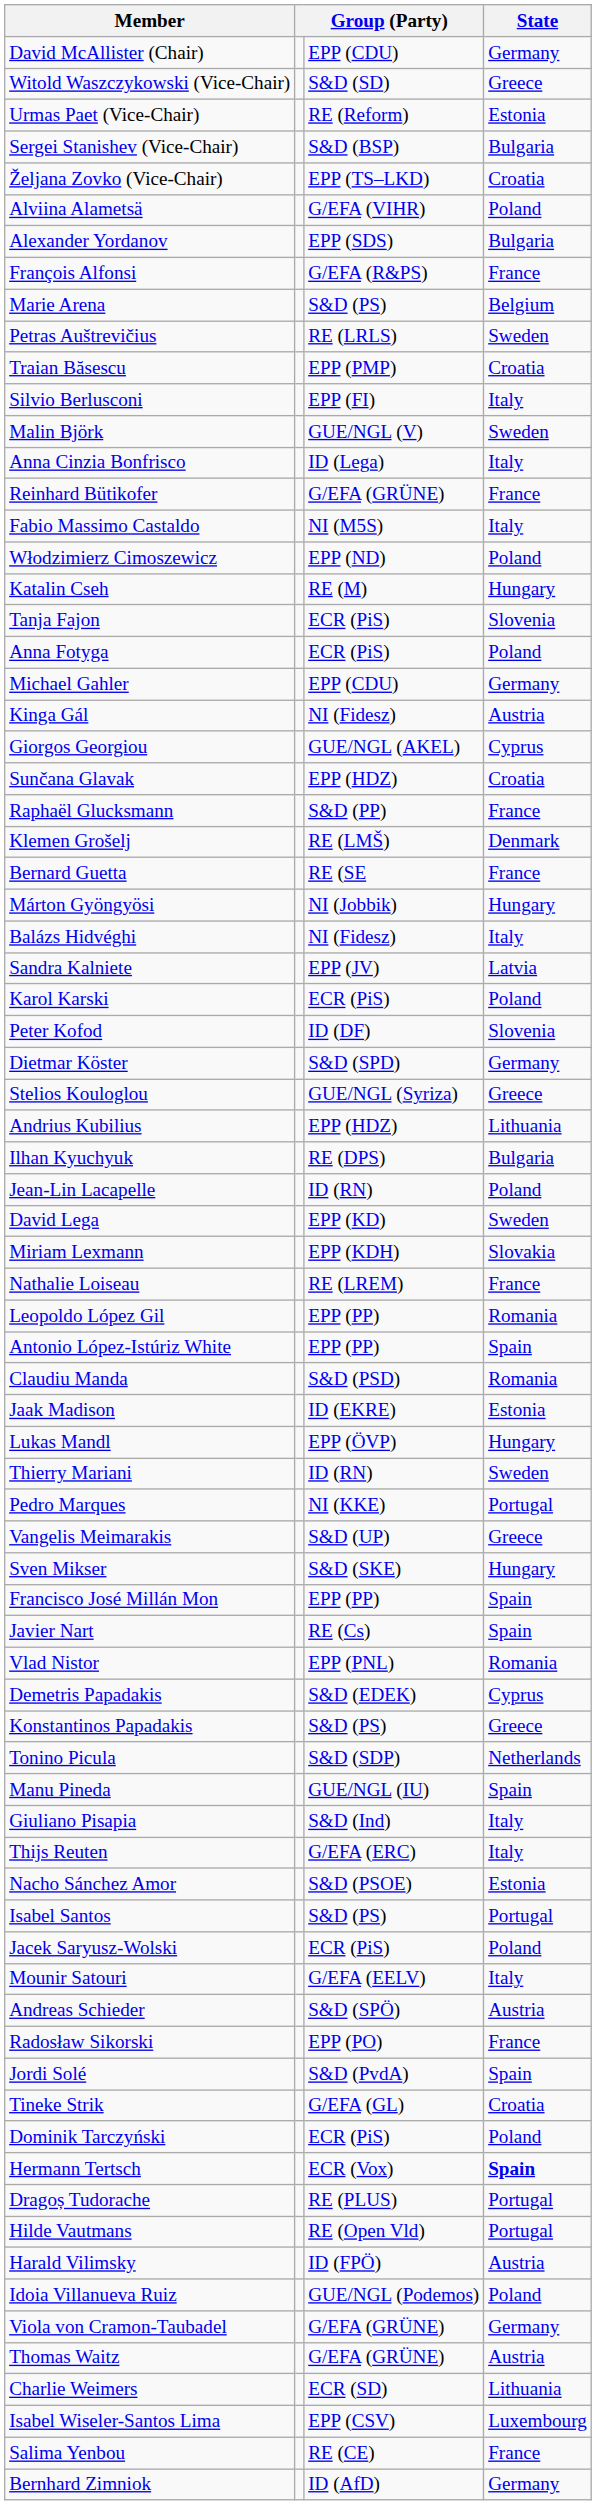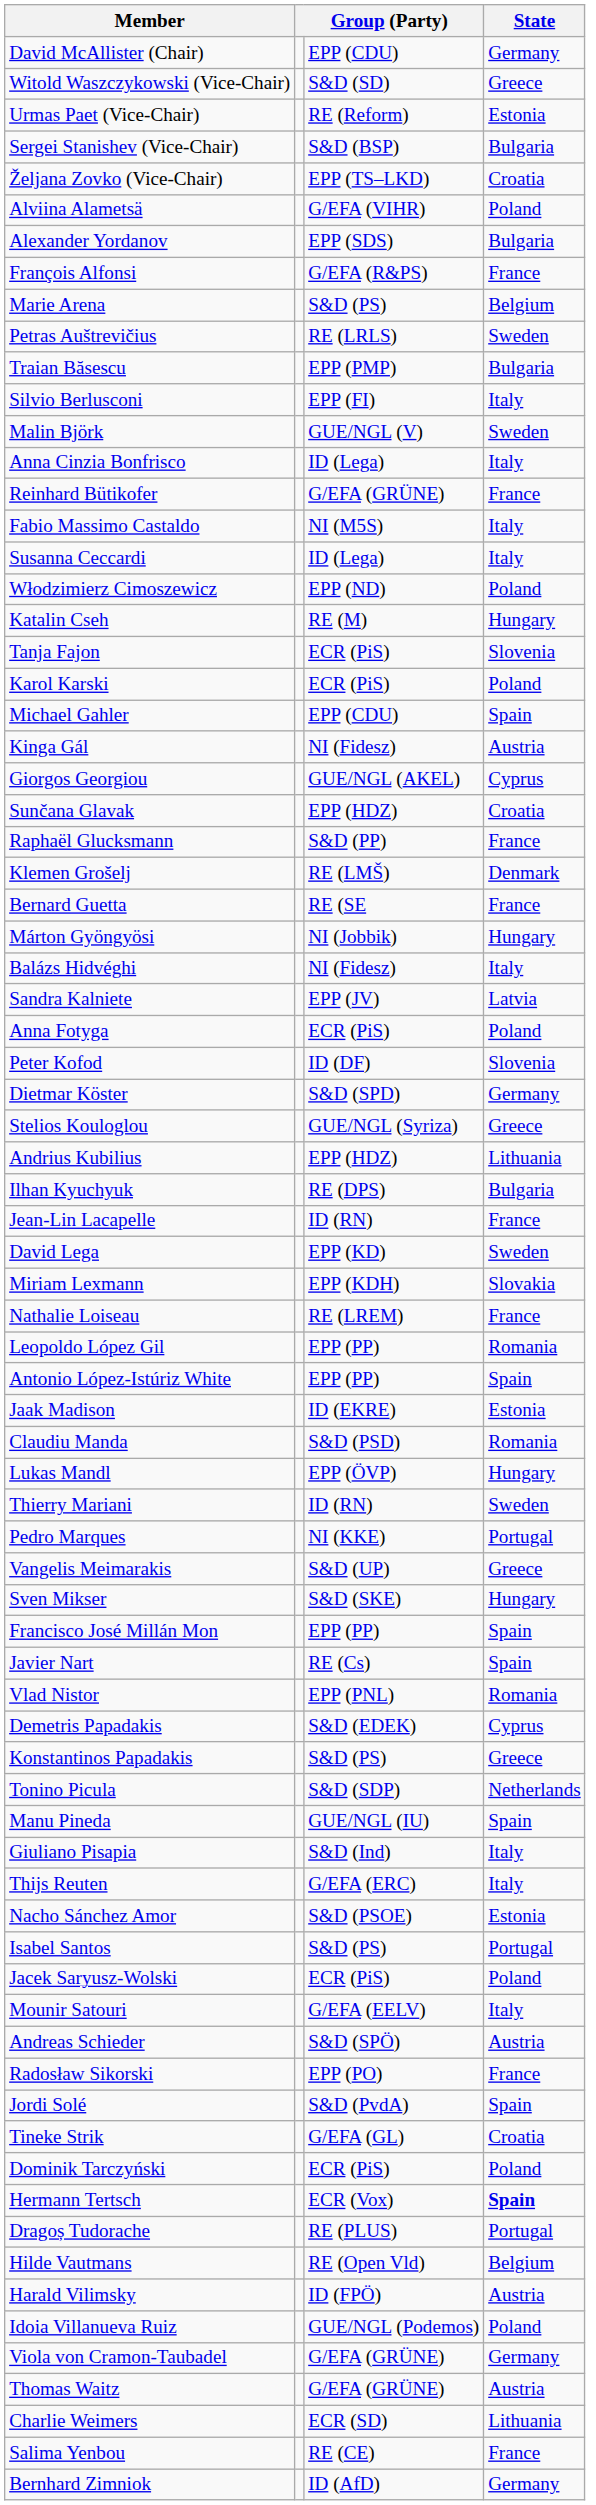(516, 368) Croatia -> (521, 368) Bulgaria
+ row: (77, 557)
rows swapped: (59, 652) <-> (59, 999)
(524, 684) Germany -> (510, 715) Spain
(515, 1189) Poland -> (514, 1221) France
rows swapped: (62, 1410) <-> (68, 1378)
(521, 2231) Portugal -> (521, 2263) Belgium
- row: (115, 2421)
